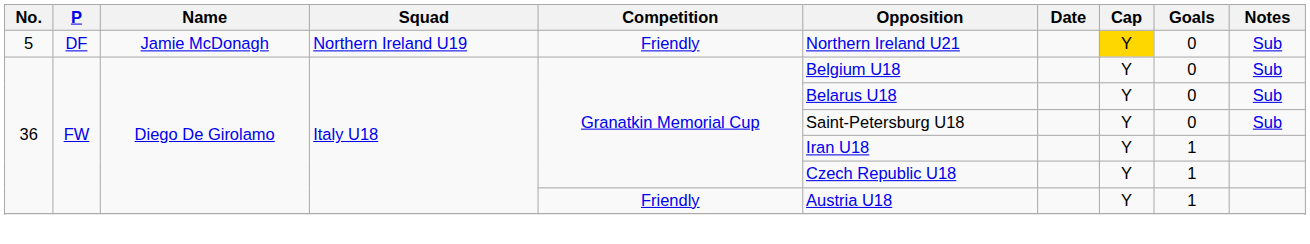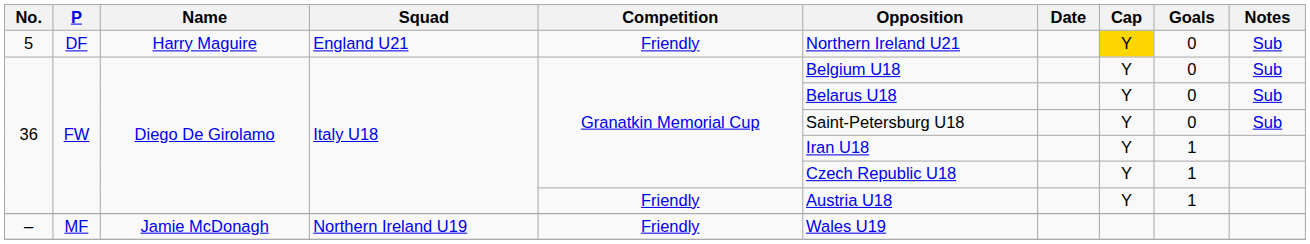(205, 43) Jamie McDonagh -> (205, 43) Harry Maguire
(390, 43) Northern Ireland U19 -> (361, 43) England U21
+ row: (29, 226)
